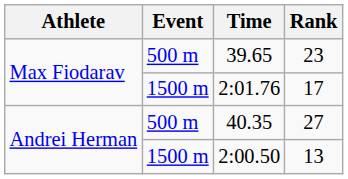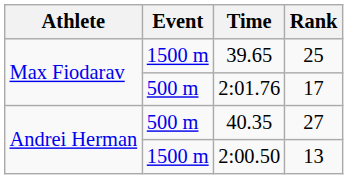(173, 55) 500 m -> (178, 55) 1500 m
(314, 55) 23 -> (314, 55) 25
(178, 89) 1500 m -> (173, 89) 500 m
